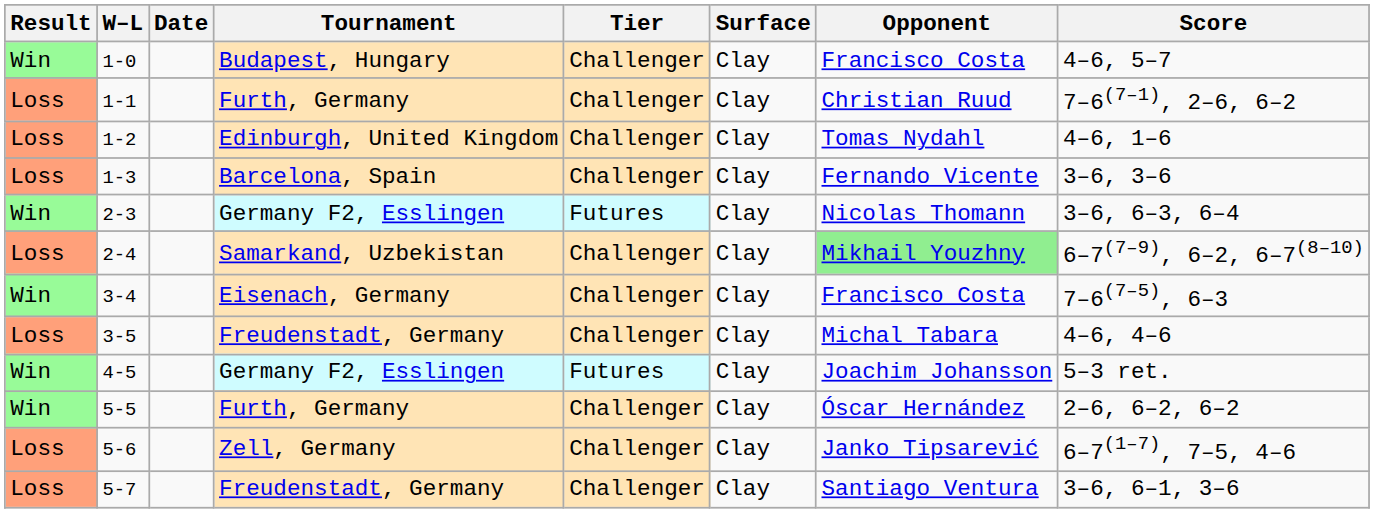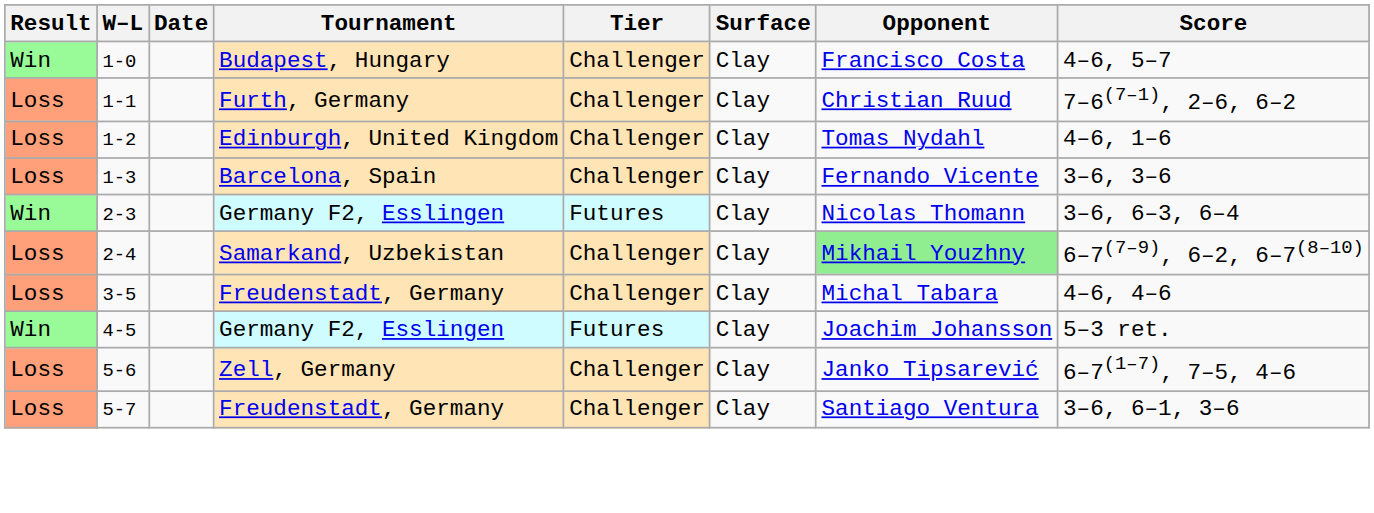- row: (119, 297)
- row: (119, 410)
